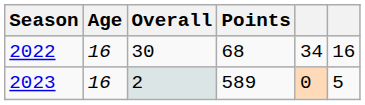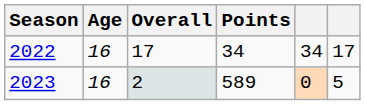(143, 52) 30 -> (143, 52) 17
(233, 52) 68 -> (233, 52) 34
(344, 52) 16 -> (344, 52) 17
